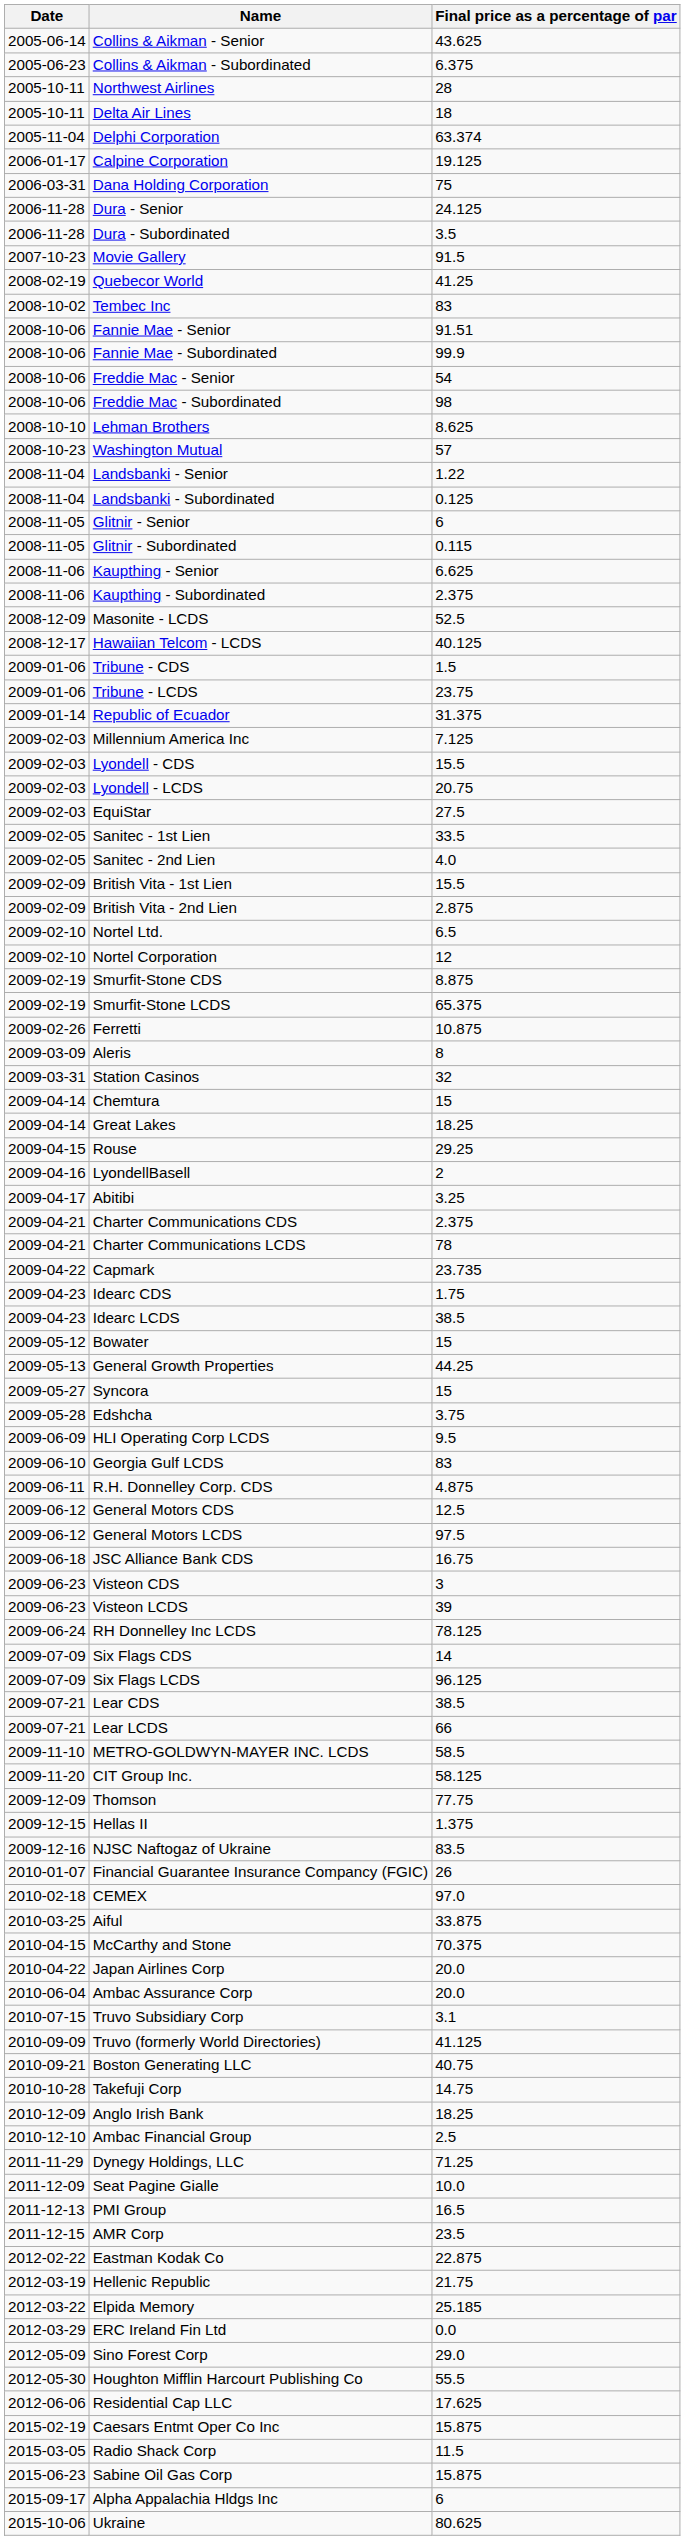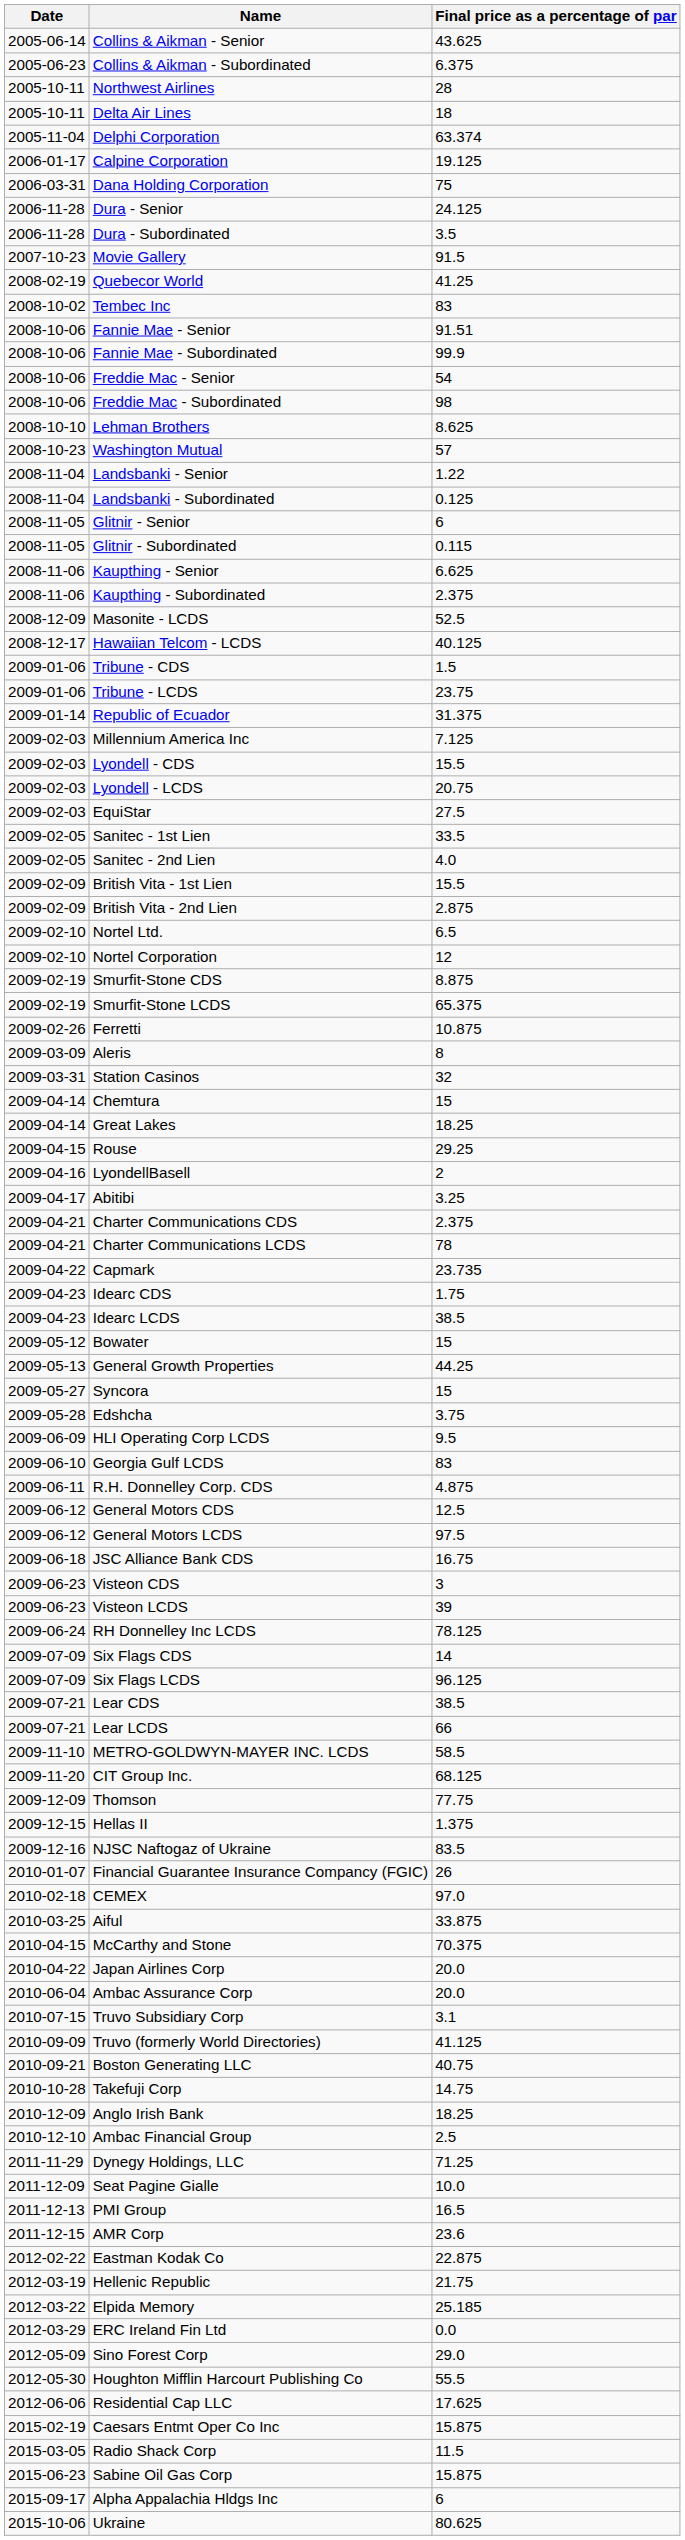(458, 1776) 58.125 -> (458, 1776) 68.125
(450, 2234) 23.5 -> (450, 2234) 23.6
